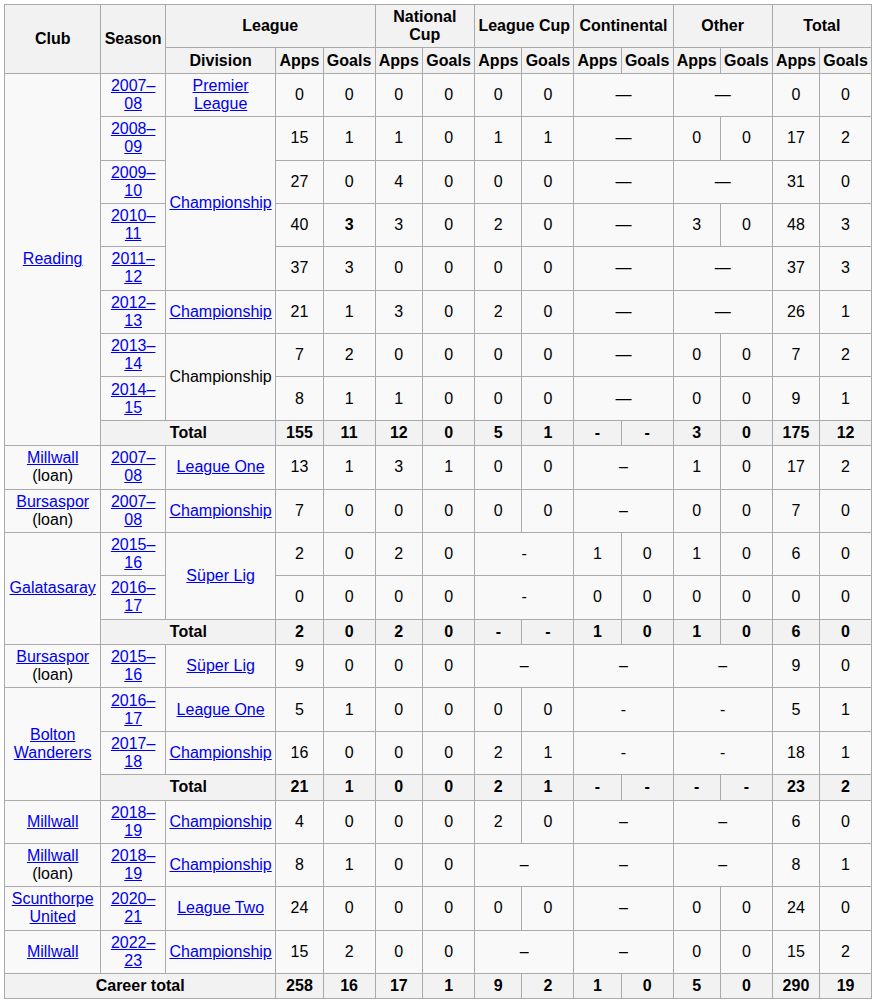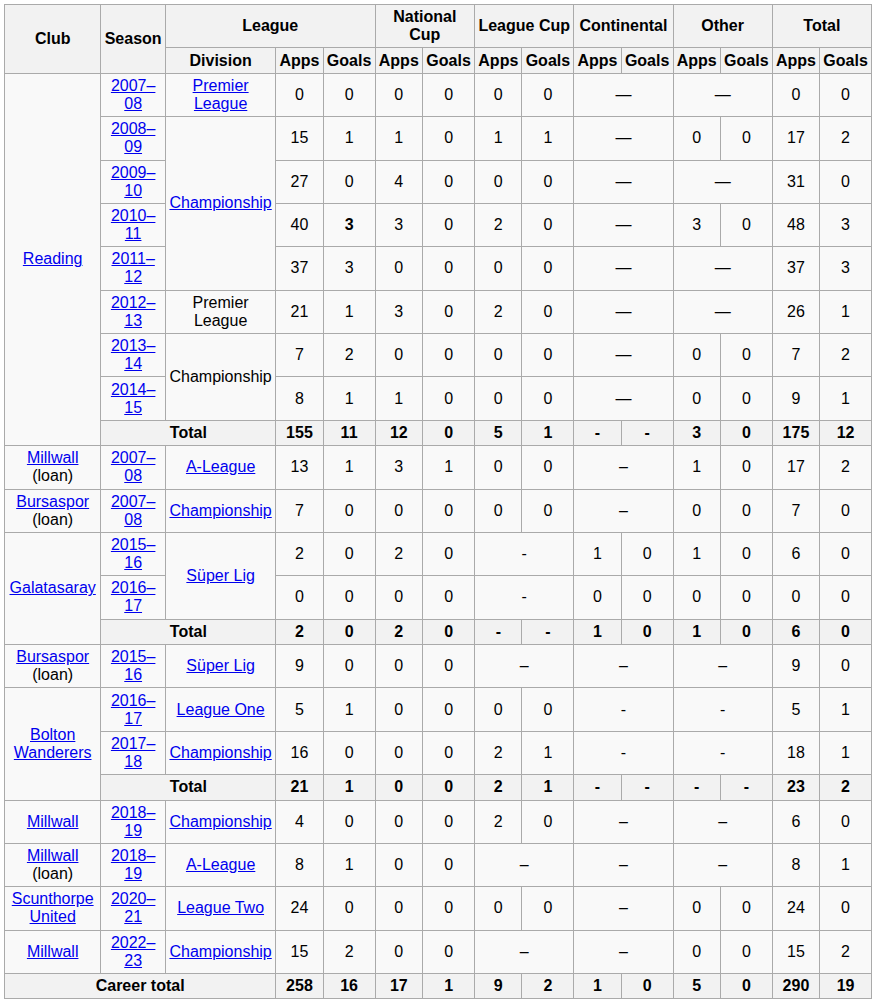(221, 311) Championship -> (221, 311) Premier League
(221, 467) League One -> (221, 467) A-League
(221, 865) Championship -> (221, 865) A-League
